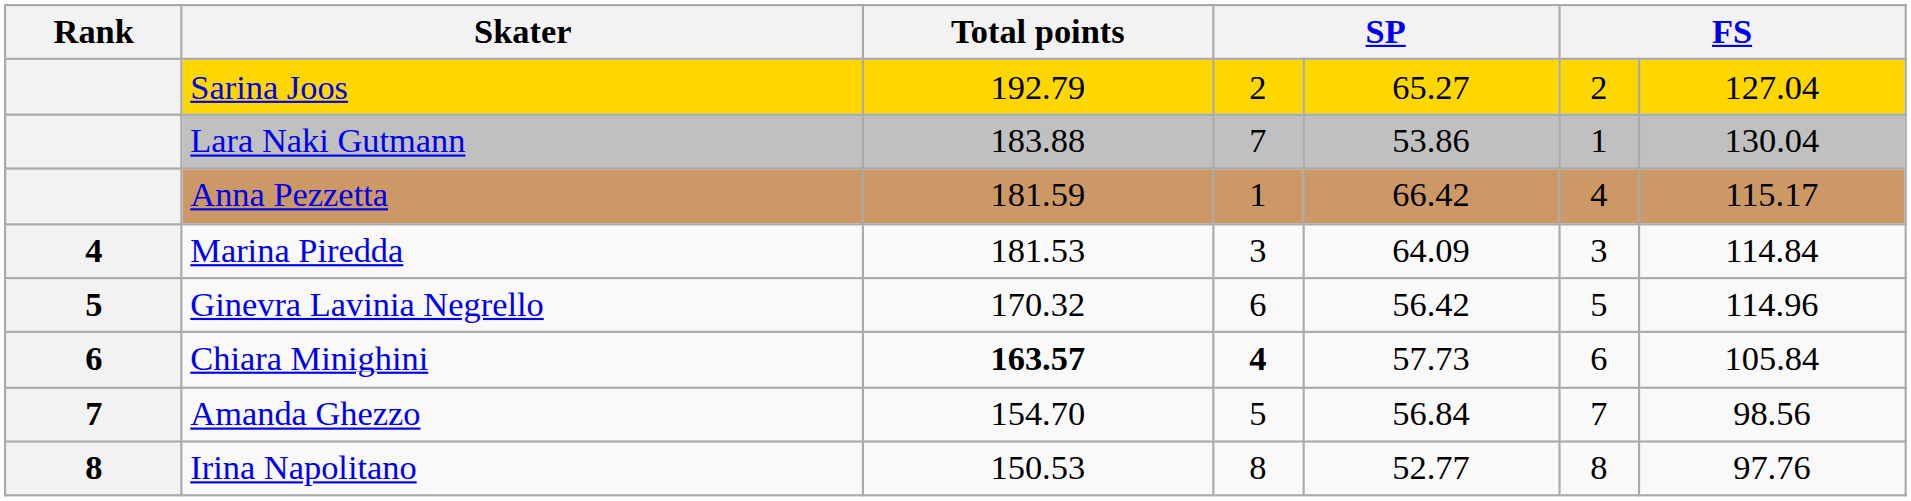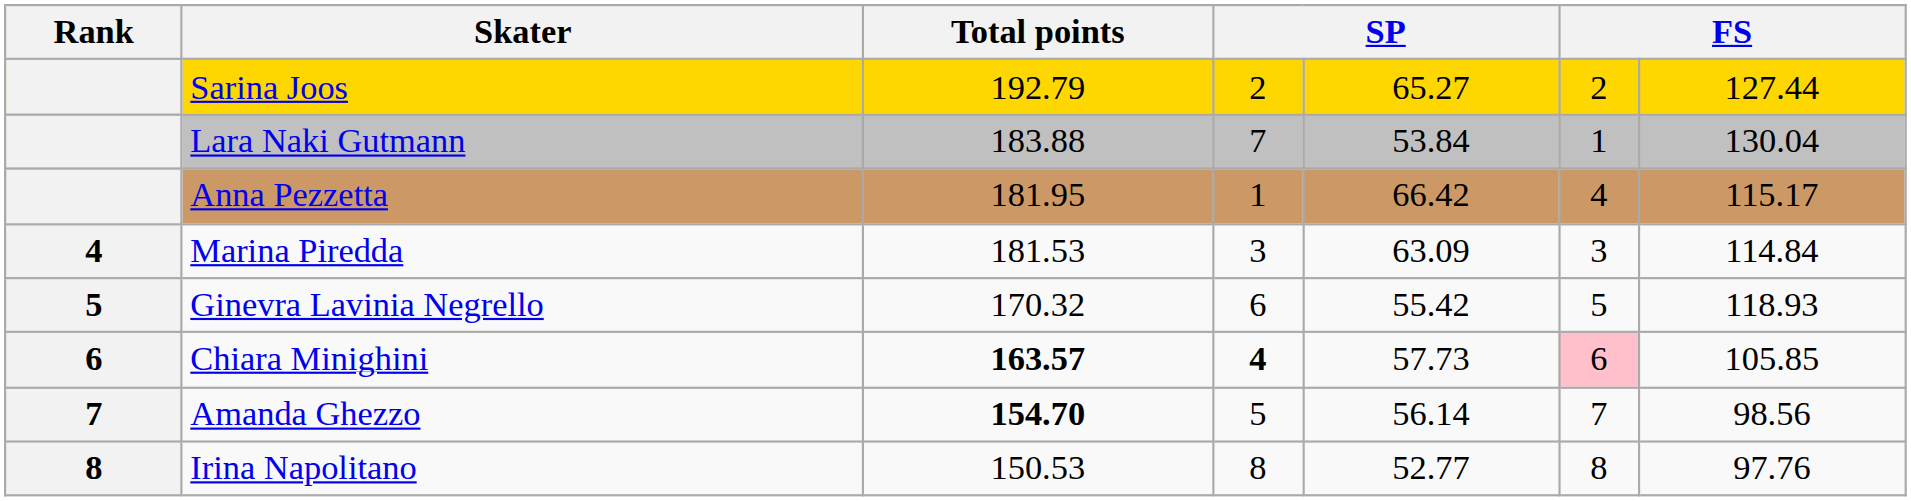(1772, 86) 127.04 -> (1772, 86) 127.44
(1431, 140) 53.86 -> (1431, 140) 53.84
(1038, 195) 181.59 -> (1038, 195) 181.95
(1431, 250) 64.09 -> (1431, 250) 63.09
(1431, 304) 56.42 -> (1431, 304) 55.42
(1772, 304) 114.96 -> (1772, 304) 118.93
(1599, 359) no background -> (1599, 359) pink background
(1772, 359) 105.84 -> (1772, 359) 105.85
(1038, 413) normal -> (1038, 413) bold
(1431, 413) 56.84 -> (1431, 413) 56.14
